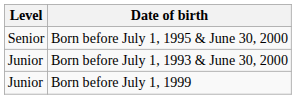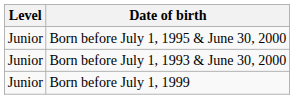(26, 37) Senior -> (25, 37) Junior
